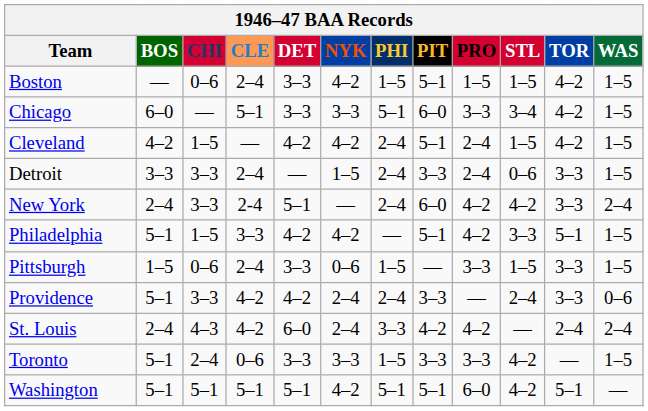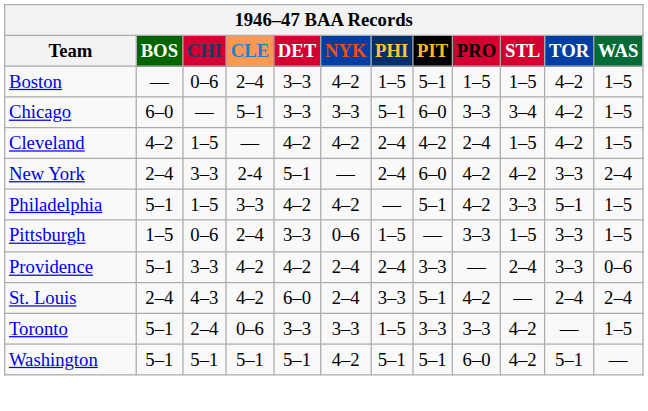(433, 143) 5–1 -> (433, 143) 4–2
- row: (35, 174)
(433, 328) 4–2 -> (433, 297) 5–1
